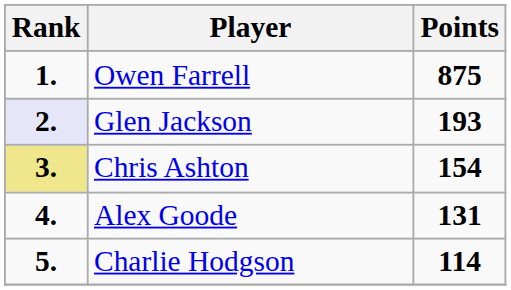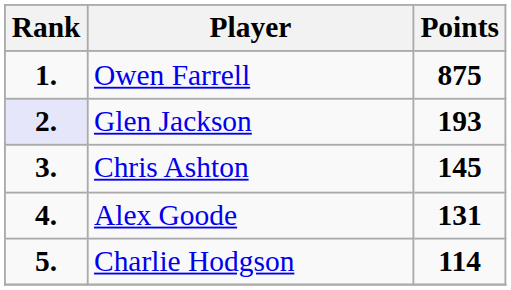(46, 167) khaki background -> (46, 167) no background
(460, 167) 154 -> (460, 167) 145
